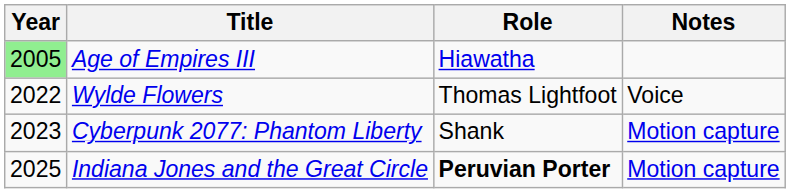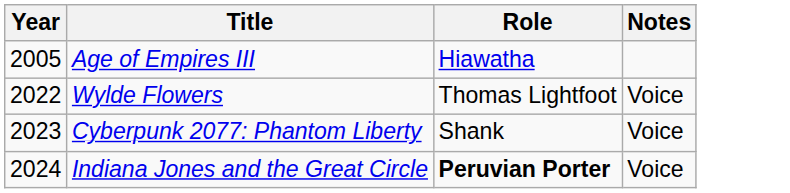(36, 59) lightgreen background -> (36, 59) no background
(703, 132) Motion capture -> (655, 132) Voice
(36, 168) 2025 -> (36, 168) 2024
(703, 168) Motion capture -> (655, 168) Voice
